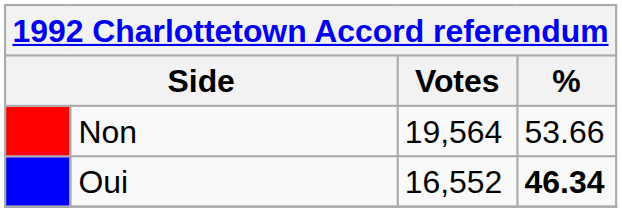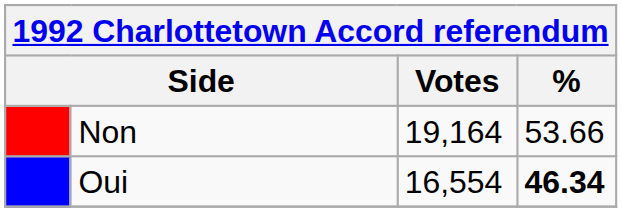(454, 132) 19,564 -> (454, 132) 19,164
(454, 182) 16,552 -> (454, 182) 16,554
